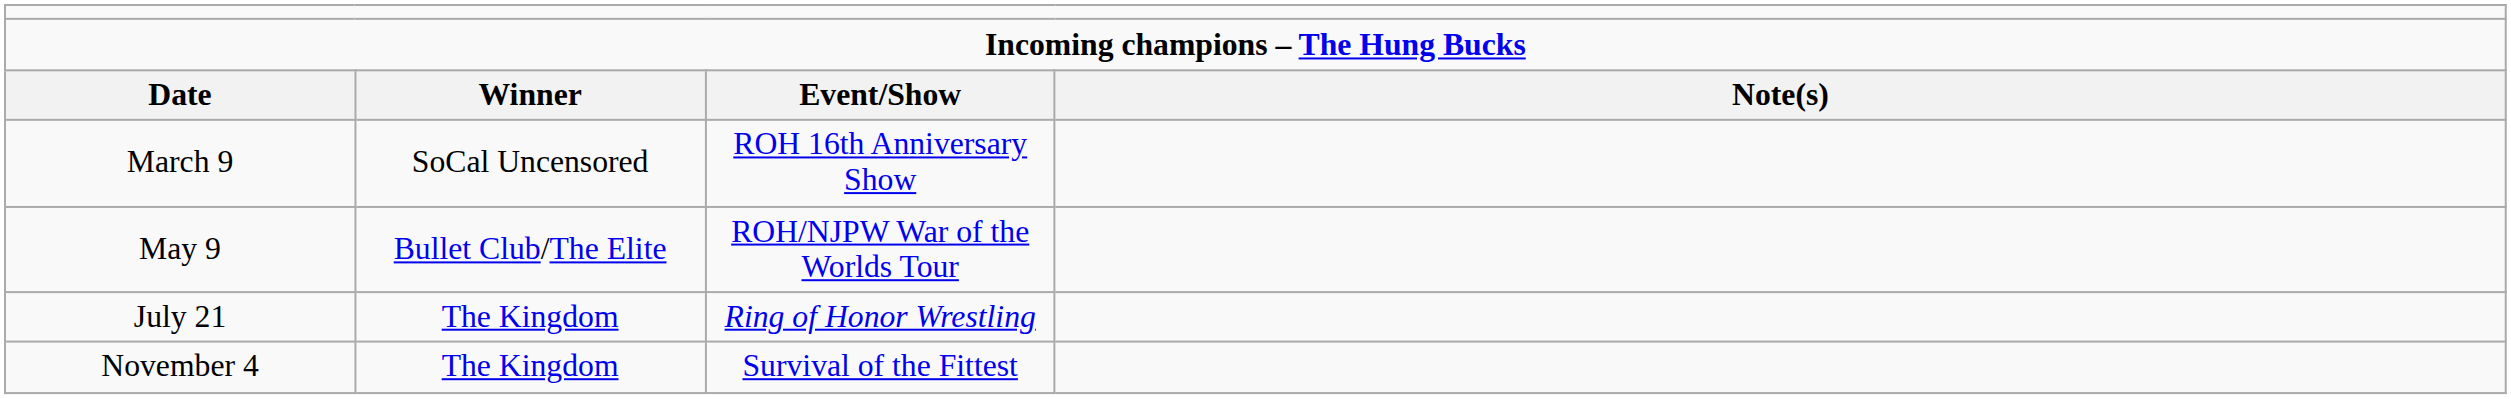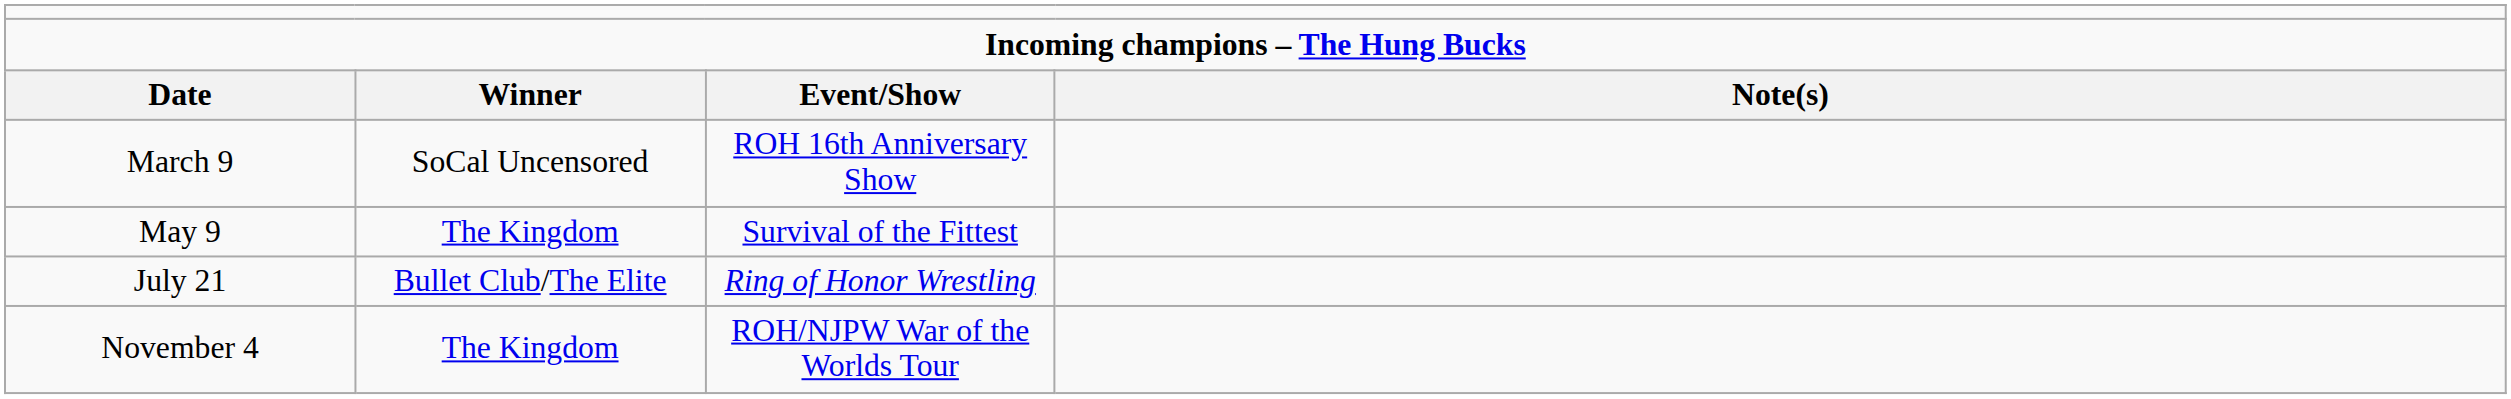(530, 248) Bullet Club/The Elite -> (530, 230) The Kingdom
(880, 248) ROH/NJPW War of the Worlds Tour -> (880, 230) Survival of the Fittest
(530, 316) The Kingdom -> (530, 280) Bullet Club/The Elite
(880, 366) Survival of the Fittest -> (880, 348) ROH/NJPW War of the Worlds Tour
